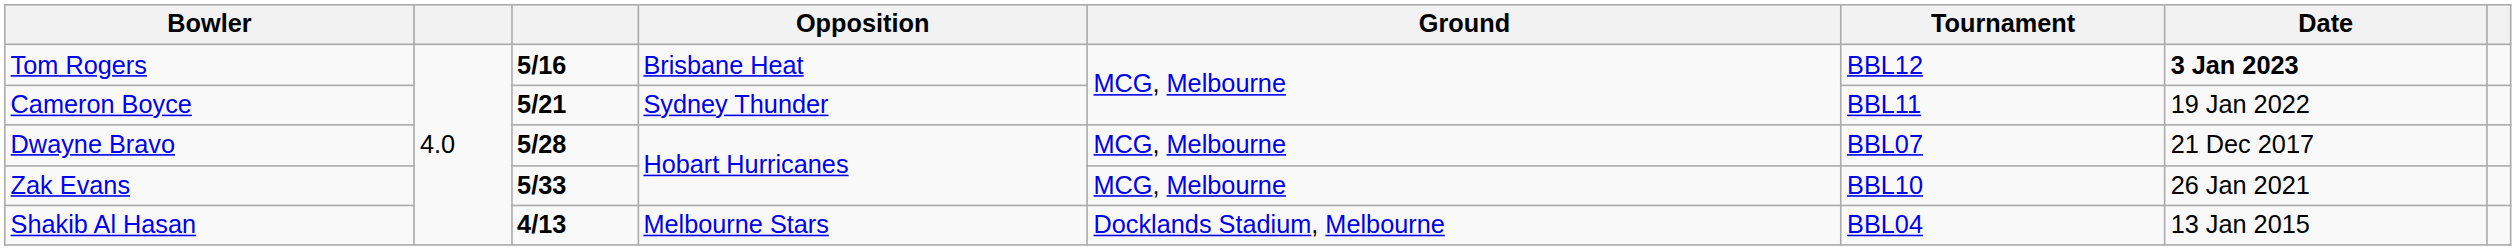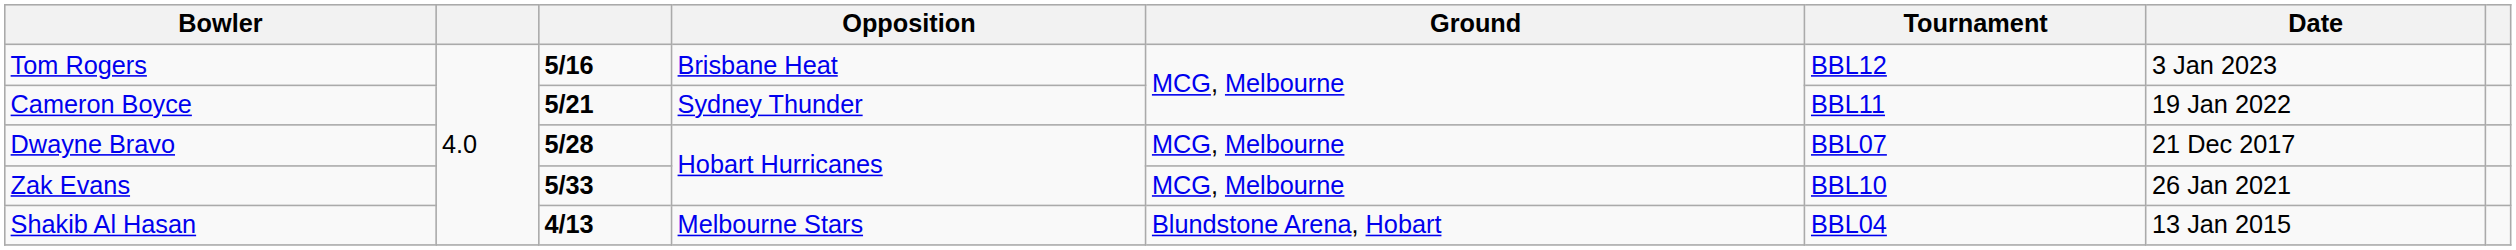(2235, 64) bold -> (2215, 64) normal
(1269, 225) Docklands Stadium, Melbourne -> (1297, 225) Blundstone Arena, Hobart
